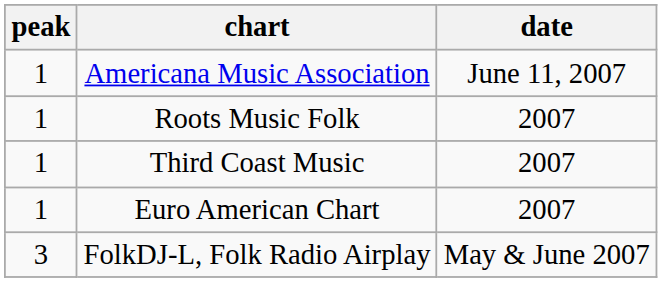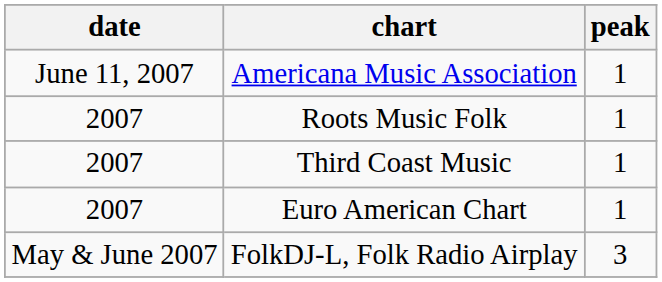columns swapped: (547, 27) <-> (41, 27)
